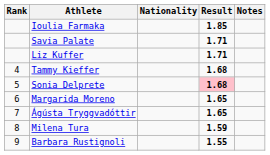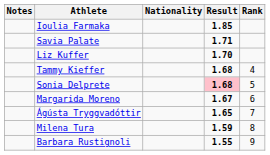columns swapped: (17, 11) <-> (250, 11)
(217, 55) 1.71 -> (222, 55) 1.70
(217, 99) 1.65 -> (222, 99) 1.67
